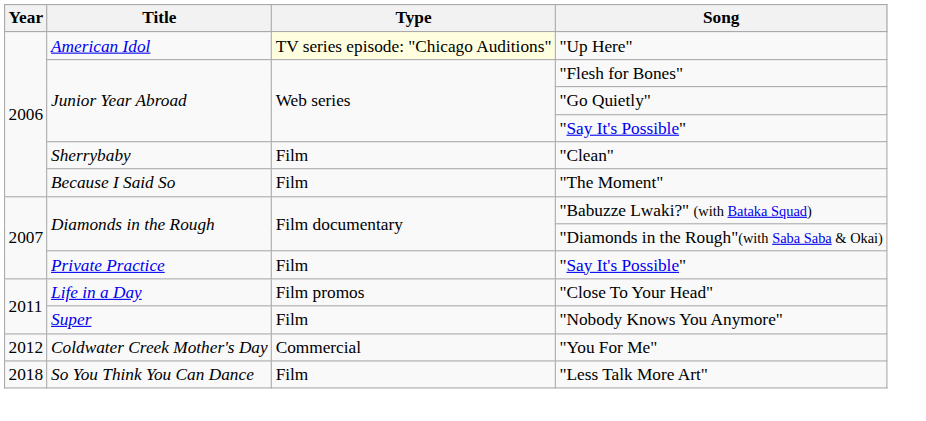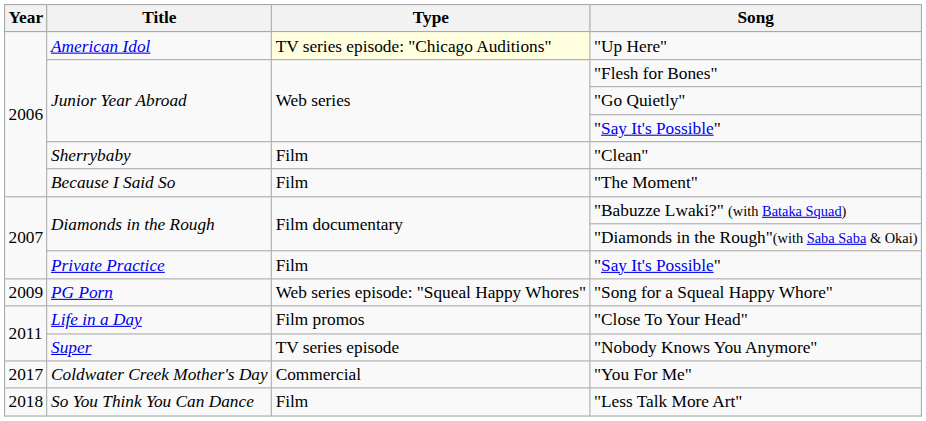+ row: (82, 292)
(292, 319) Film -> (337, 347) TV series episode
(26, 347) 2012 -> (26, 374) 2017
